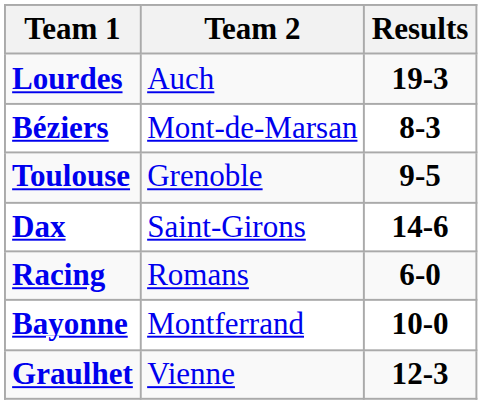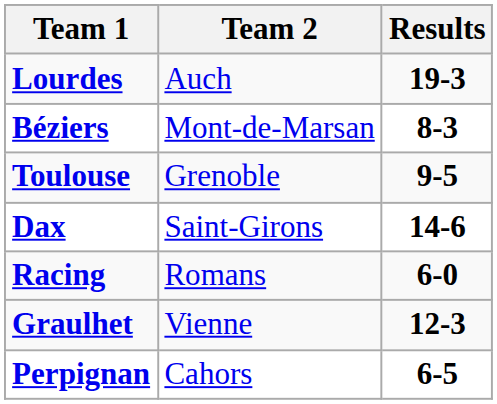- row: (70, 324)
+ row: (81, 373)
